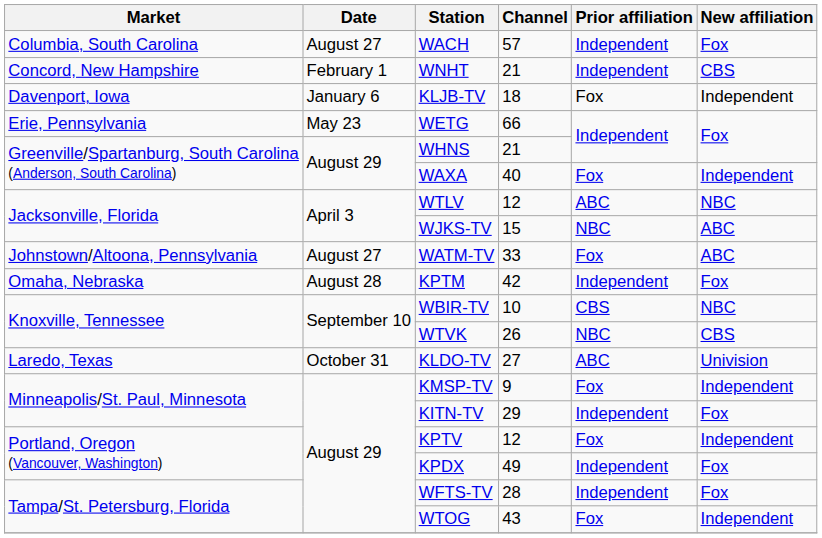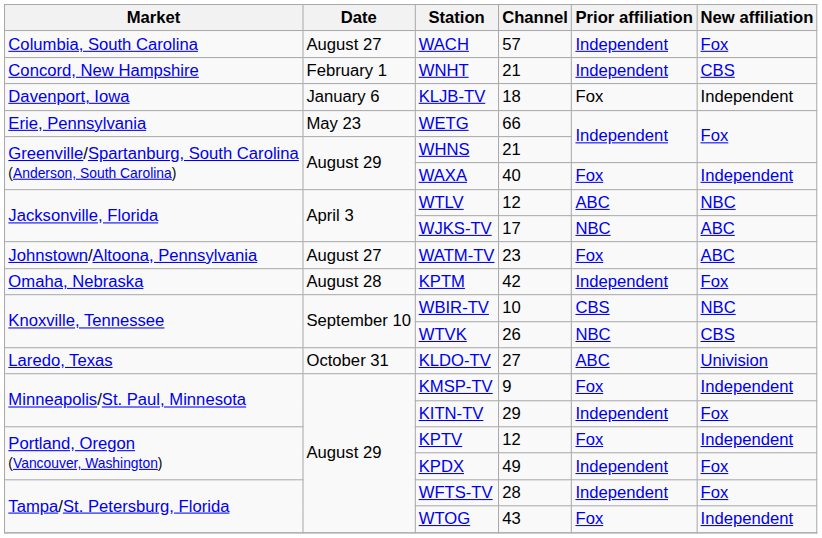(511, 228) 15 -> (511, 228) 17
(511, 255) 33 -> (511, 255) 23
